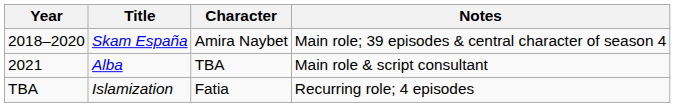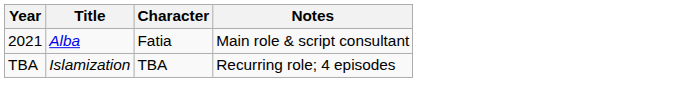- row: (140, 41)
(210, 65) TBA -> (155, 41) Fatia
(212, 89) Fatia -> (152, 65) TBA
